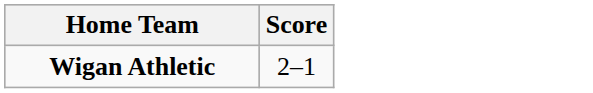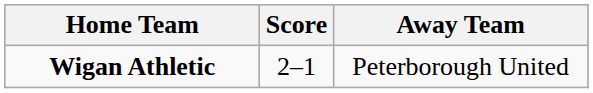+ column: (461, 25)
